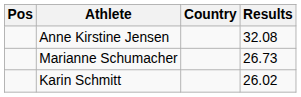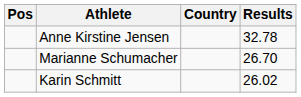(260, 37) 32.08 -> (260, 37) 32.78
(260, 59) 26.73 -> (260, 59) 26.70
